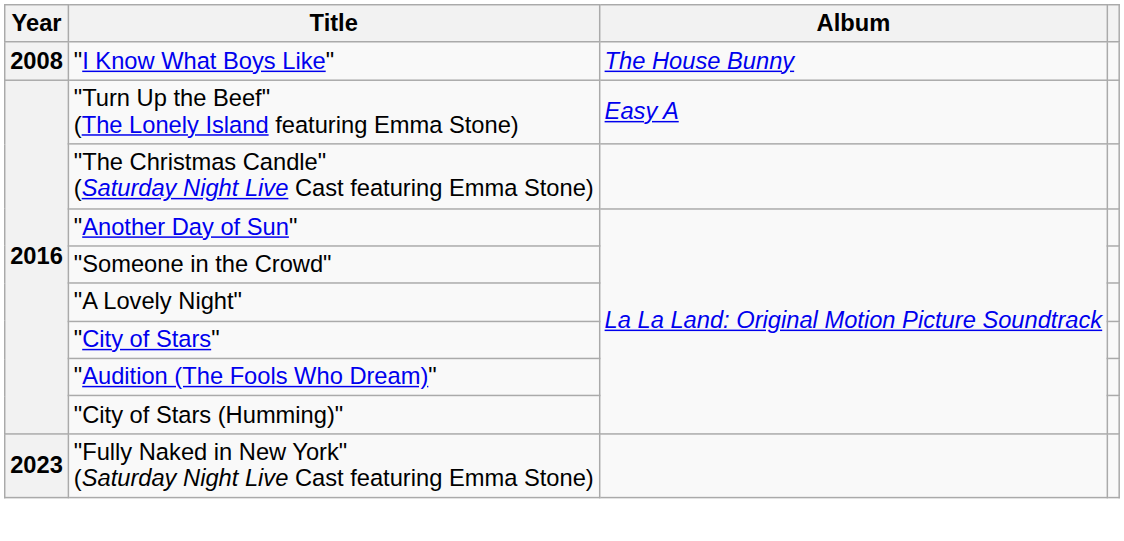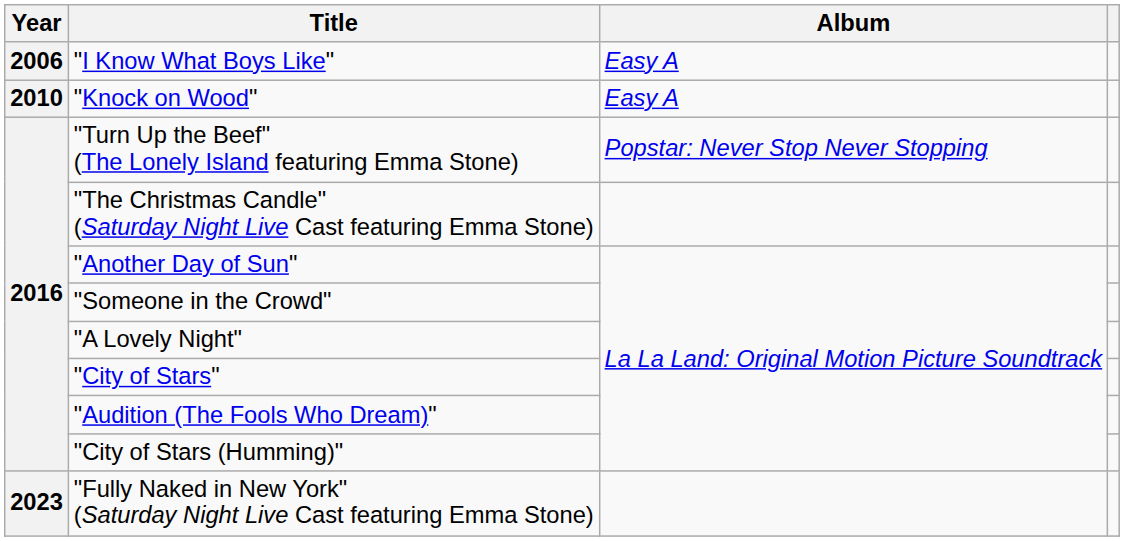(37, 60) 2008 -> (37, 60) 2006
(699, 60) The House Bunny -> (642, 60) Easy A
+ row: (166, 98)
(642, 111) Easy A -> (796, 149) Popstar: Never Stop Never Stopping
